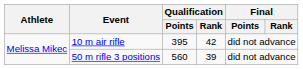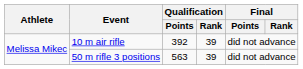(180, 42) 395 -> (180, 42) 392
(211, 42) 42 -> (211, 42) 39
(180, 57) 560 -> (180, 57) 563
